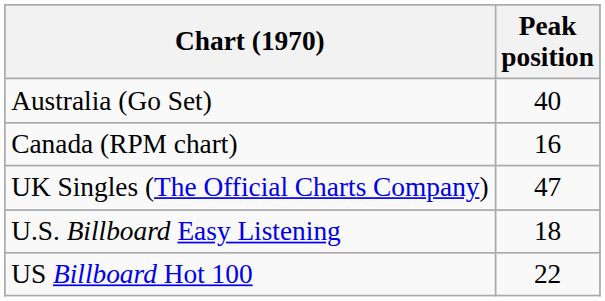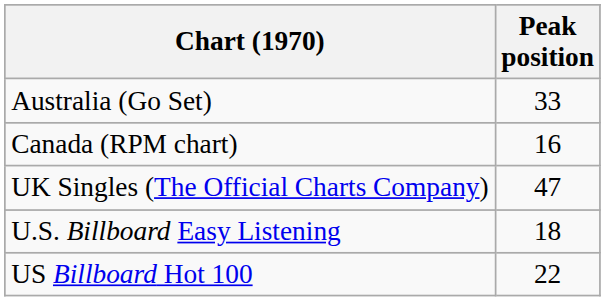(548, 100) 40 -> (548, 100) 33
